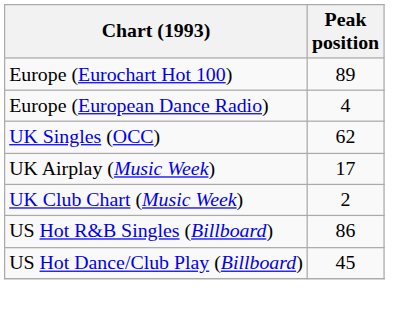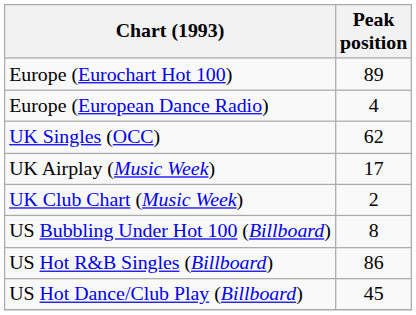+ row: (170, 231)
